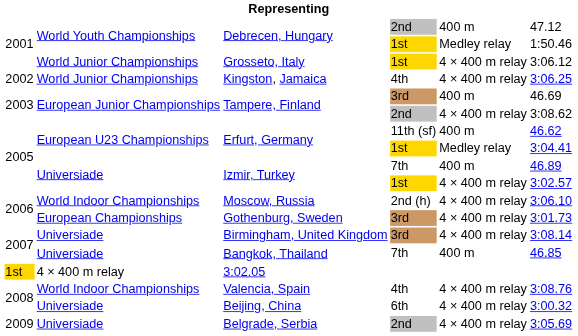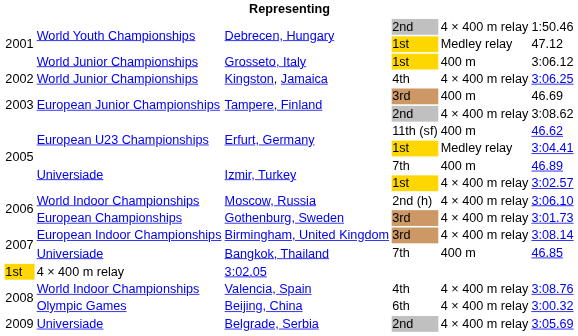(457, 26) 400 m -> (484, 26) 4 × 400 m relay
(546, 26) 47.12 -> (552, 26) 1:50.46
(551, 44) 1:50.46 -> (547, 44) 47.12
(483, 61) 4 × 400 m relay -> (458, 61) 400 m
(70, 235) Universiade -> (129, 235) European Indoor Championships
(70, 306) Universiade -> (82, 306) Olympic Games
